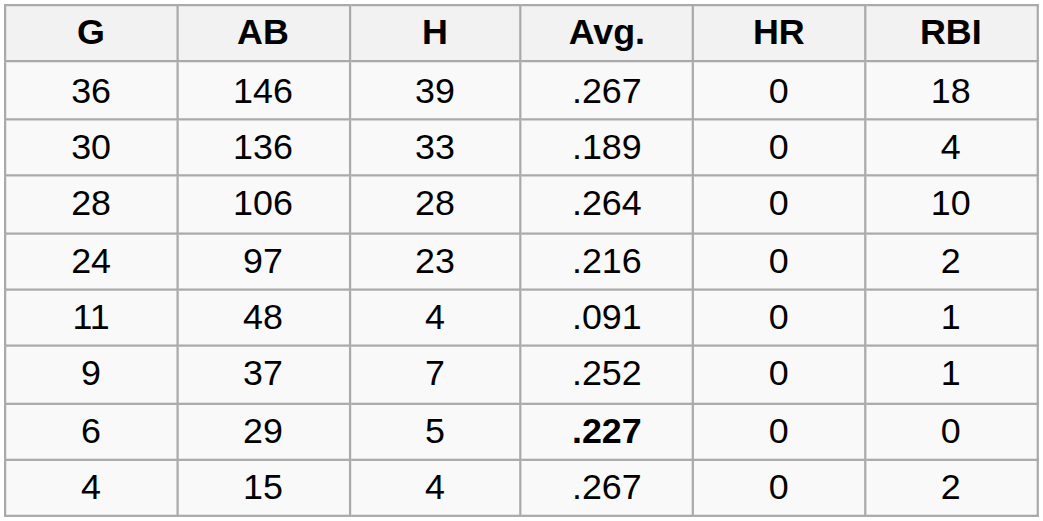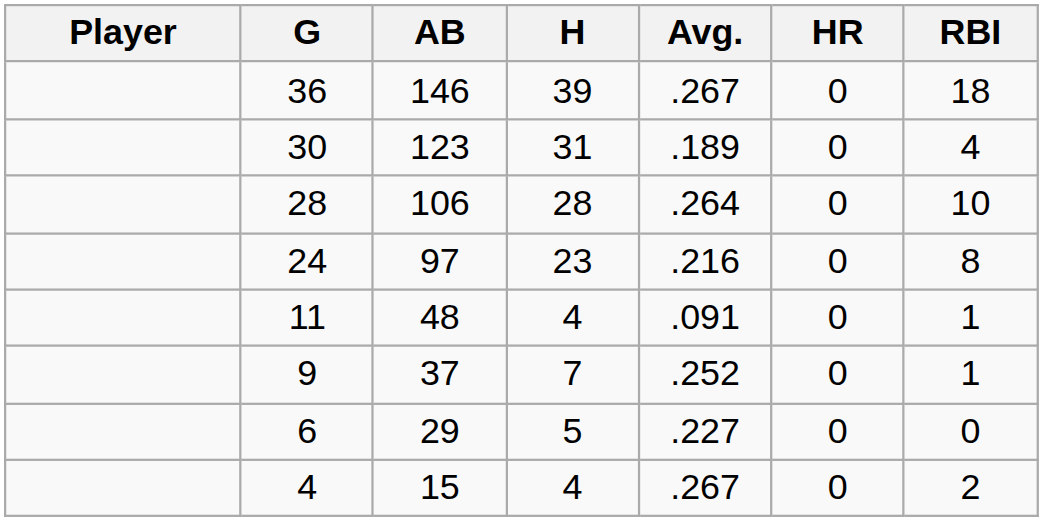+ column: (123, 32)
(263, 146) 136 -> (440, 146) 123
(435, 146) 33 -> (572, 146) 31
(951, 260) 2 -> (970, 260) 8
(607, 430) bold -> (705, 430) normal
